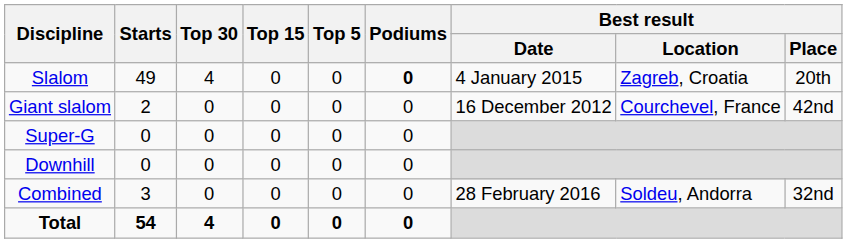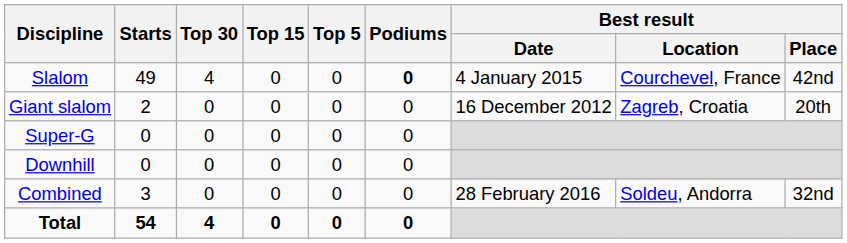(684, 78) Zagreb, Croatia -> (700, 78) Courchevel, France
(813, 78) 20th -> (813, 78) 42nd
(700, 107) Courchevel, France -> (684, 107) Zagreb, Croatia
(813, 107) 42nd -> (813, 107) 20th
